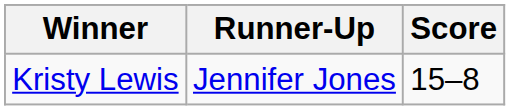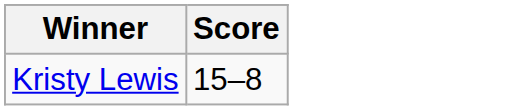- column: (294, 29)
